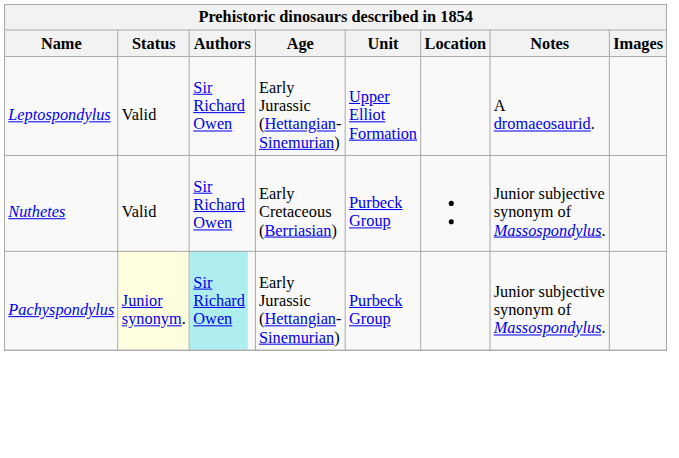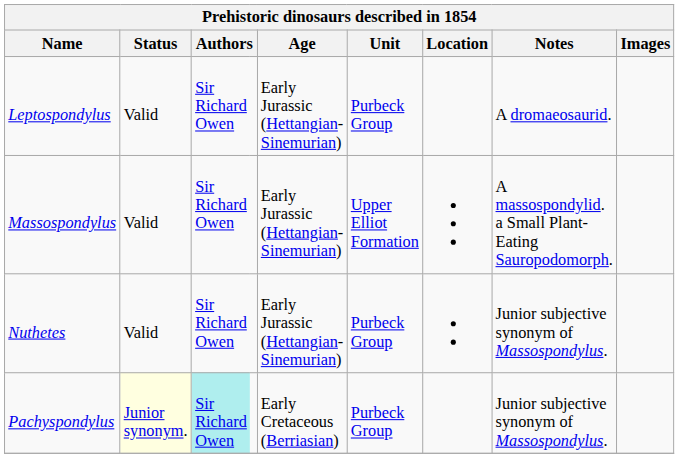(383, 115) Upper Elliot Formation -> (378, 115) Purbeck Group
+ row: (62, 223)
(298, 212) Early Cretaceous (Berriasian) -> (302, 332) Early Jurassic (Hettangian-Sinemurian)
(300, 309) Early Jurassic (Hettangian-Sinemurian) -> (300, 422) Early Cretaceous (Berriasian)
